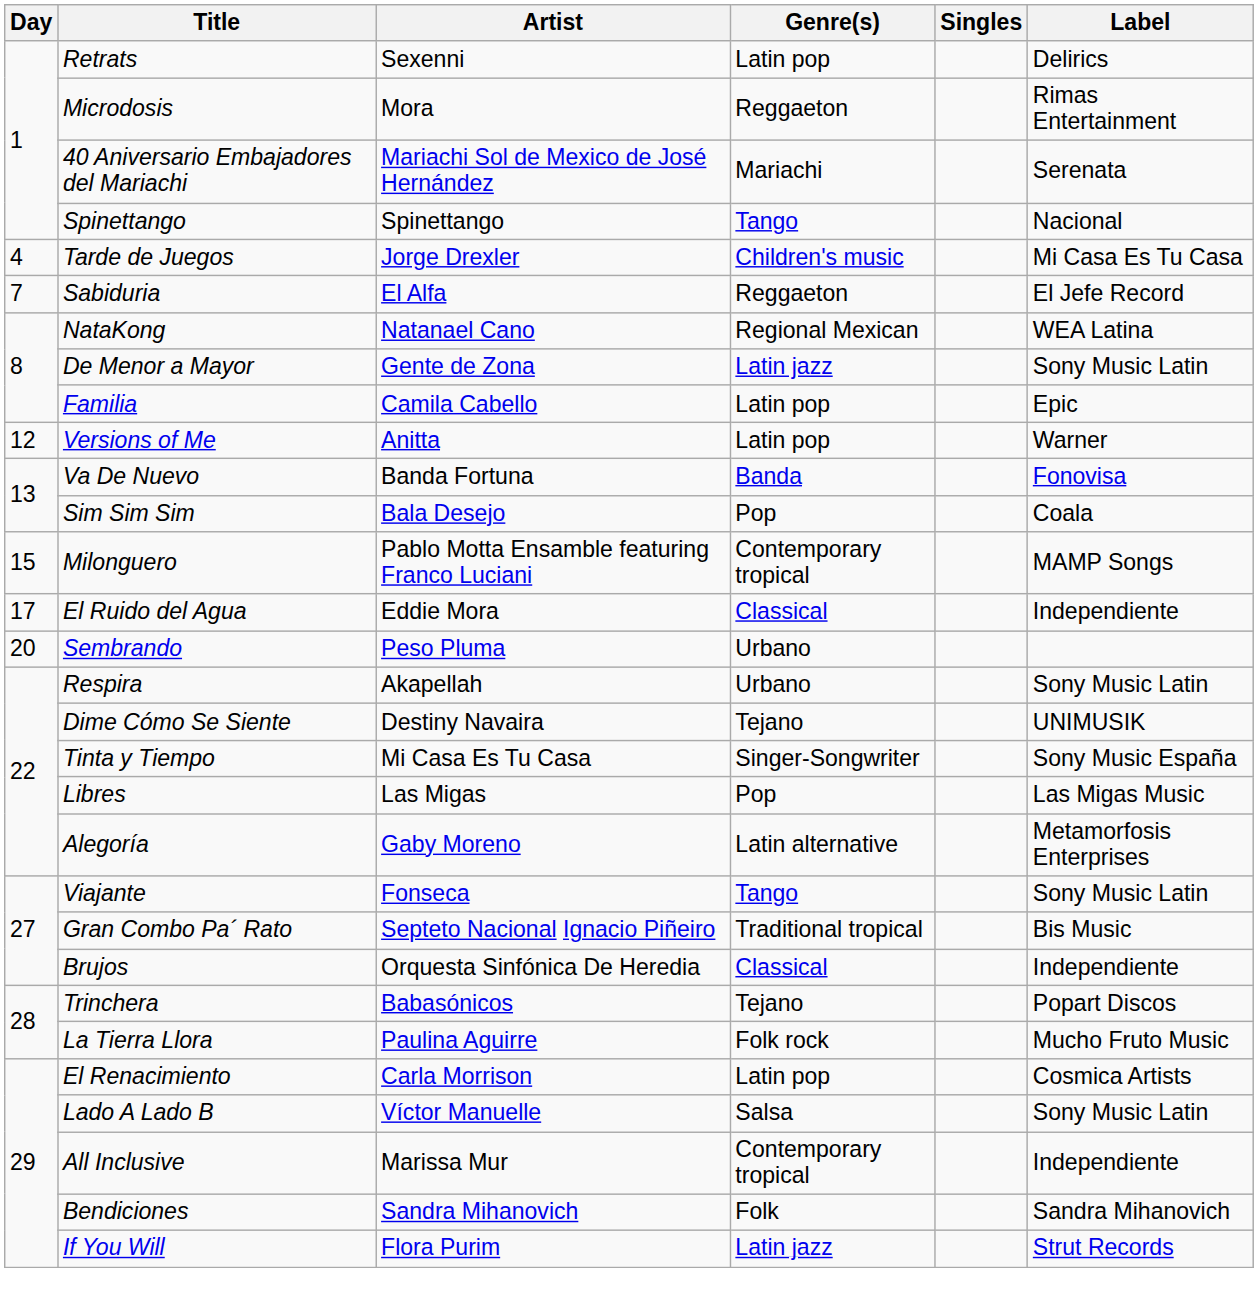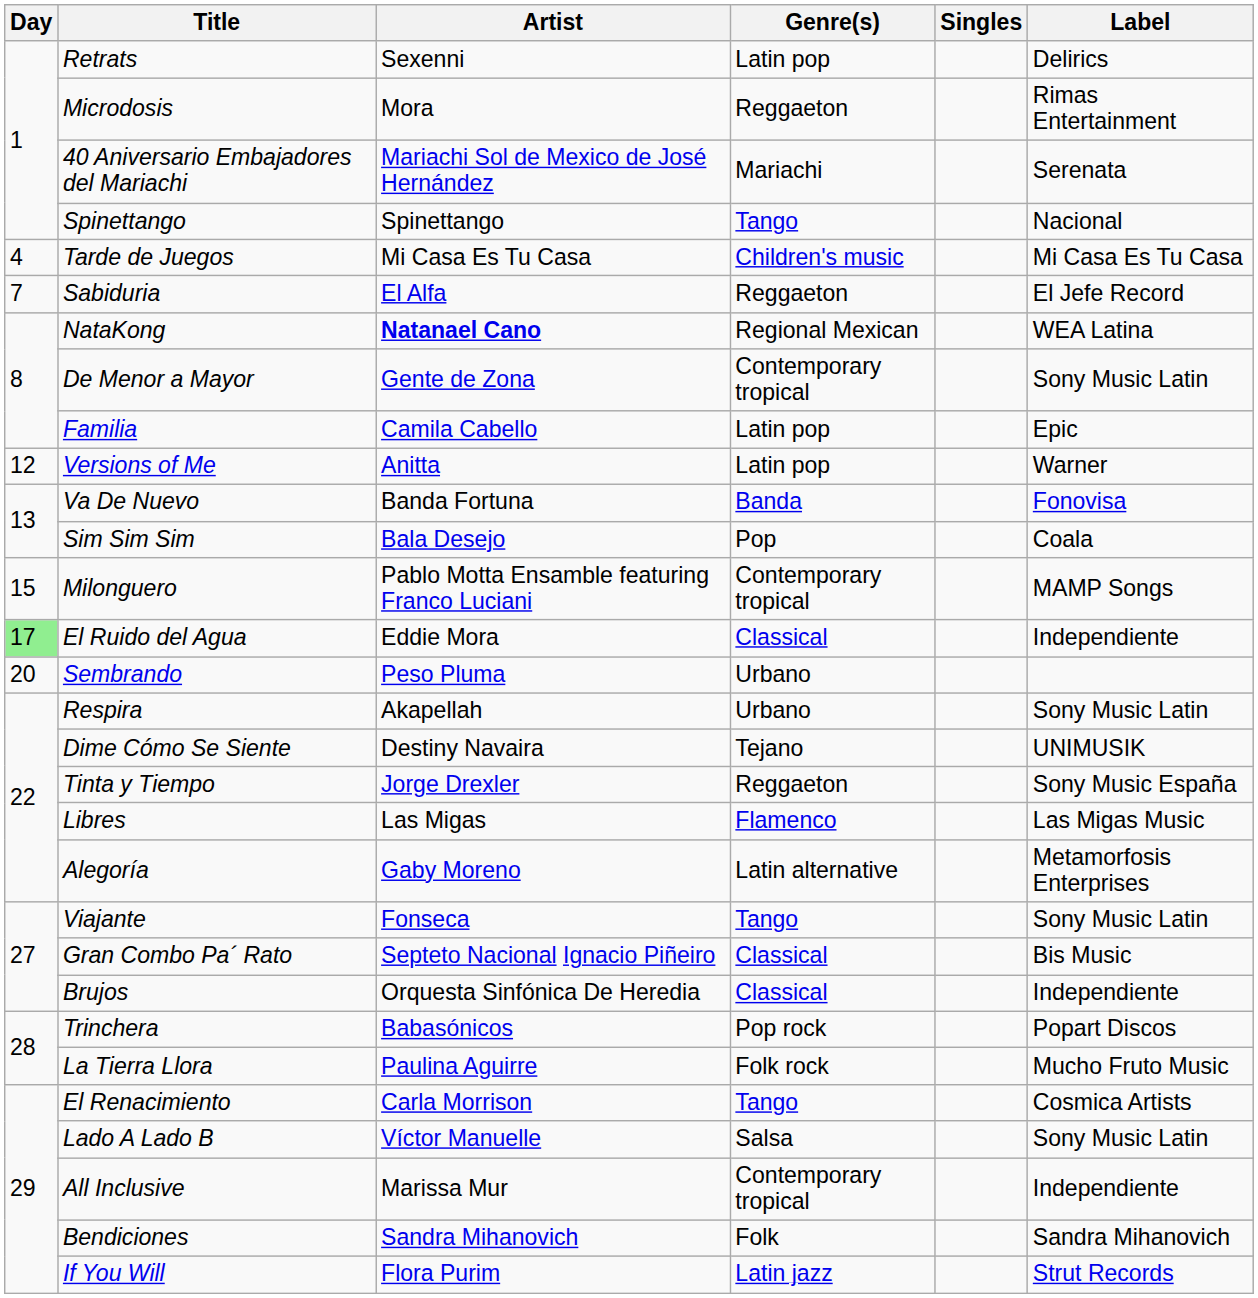(450, 257) Jorge Drexler -> (486, 257) Mi Casa Es Tu Casa
(458, 330) normal -> (461, 330) bold
(784, 366) Latin jazz -> (808, 379) Contemporary tropical
(23, 612) no background -> (23, 638) lightgreen background
(486, 758) Mi Casa Es Tu Casa -> (450, 784) Jorge Drexler
(828, 758) Singer-Songwriter -> (792, 784) Reggaeton
(756, 794) Pop -> (786, 820) Flamenco
(829, 930) Traditional tropical -> (781, 956) Classical
(769, 1003) Tejano -> (781, 1029) Pop rock
(783, 1076) Latin pop -> (767, 1102) Tango
